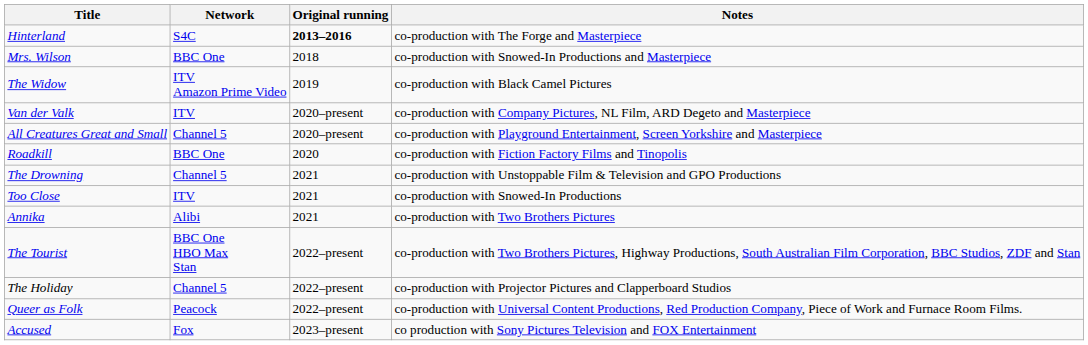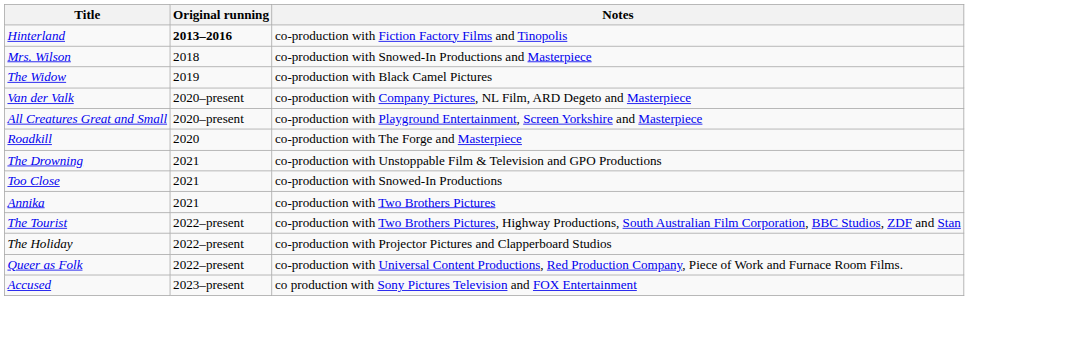- column: (230, 14)
(518, 35) co-production with The Forge and Masterpiece -> (421, 35) co-production with Fiction Factory Films and Tinopolis
(541, 154) co-production with Fiction Factory Films and Tinopolis -> (398, 139) co-production with The Forge and Masterpiece
